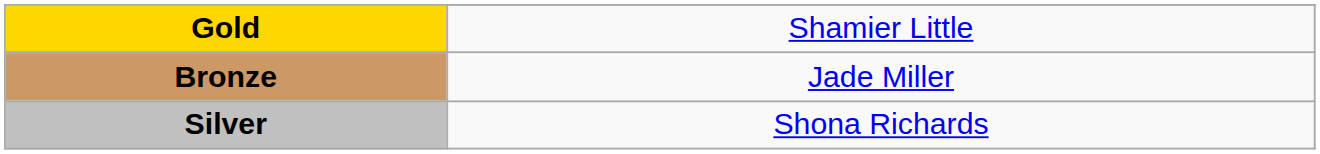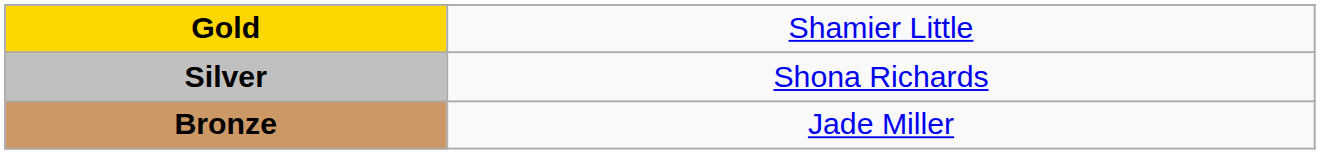rows swapped: (226, 124) <-> (226, 76)
